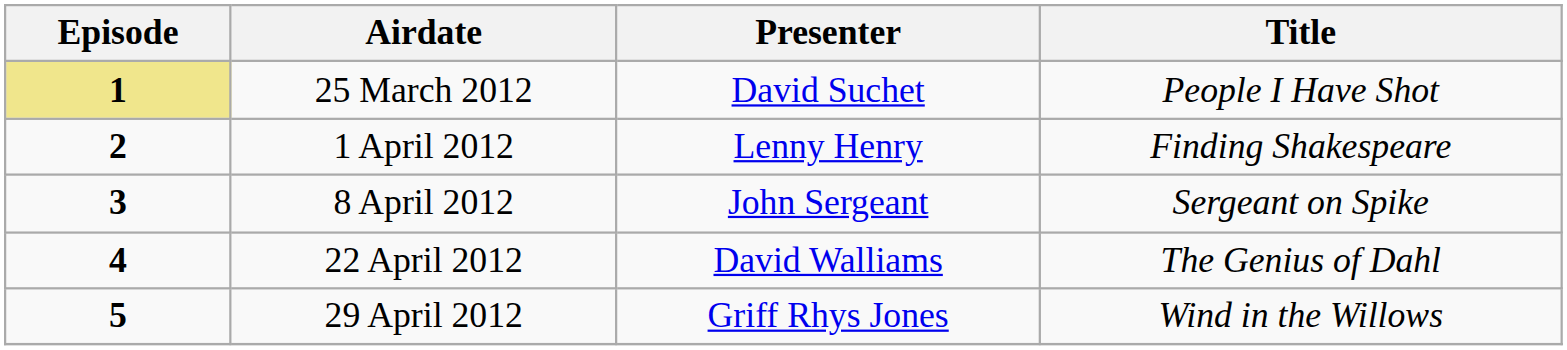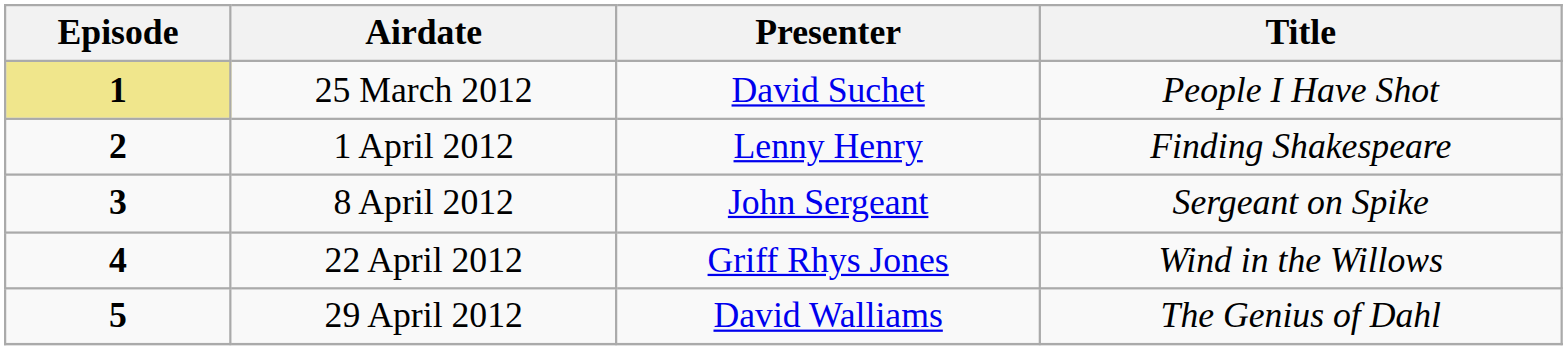(828, 259) David Walliams -> (828, 259) Griff Rhys Jones
(1301, 259) The Genius of Dahl -> (1301, 259) Wind in the Willows
(828, 315) Griff Rhys Jones -> (828, 315) David Walliams
(1301, 315) Wind in the Willows -> (1301, 315) The Genius of Dahl
